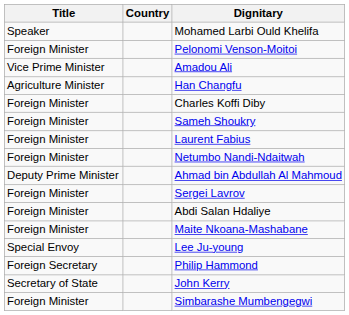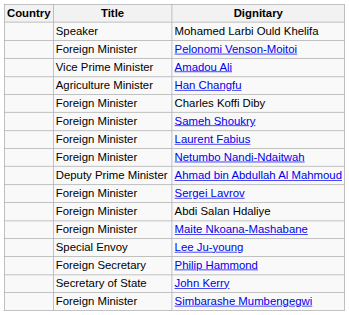columns swapped: (148, 13) <-> (64, 13)
